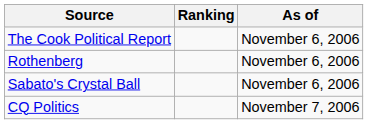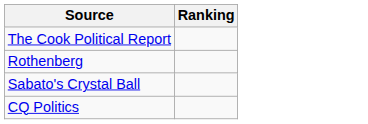- column: (300, 15)
